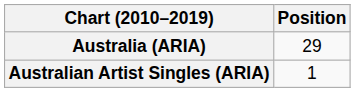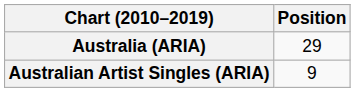(312, 73) 1 -> (312, 73) 9
